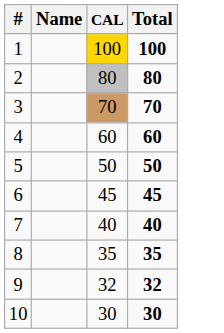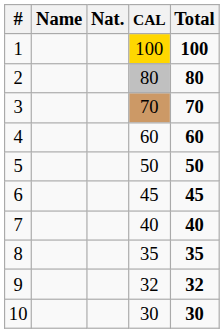+ column: (108, 19)
